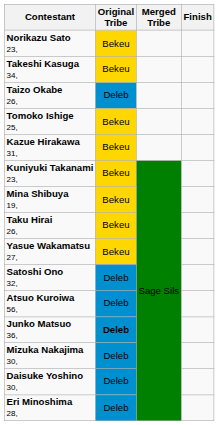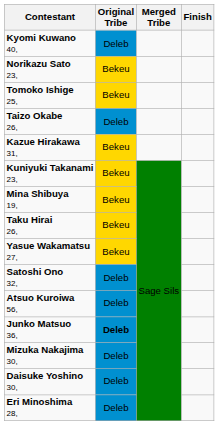+ row: (41, 43)
- row: (43, 69)
rows swapped: (35, 95) <-> (40, 121)
